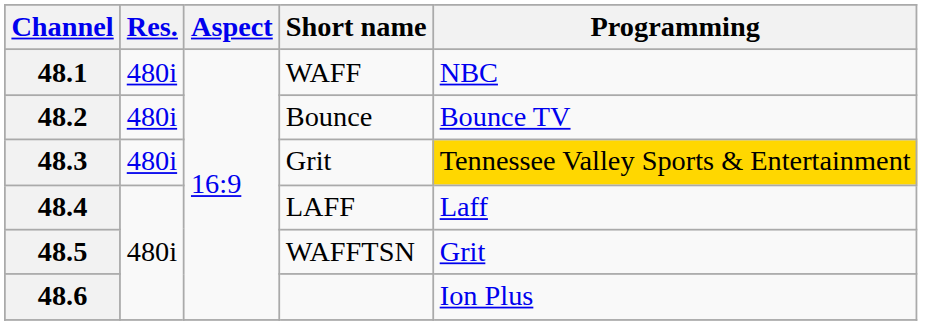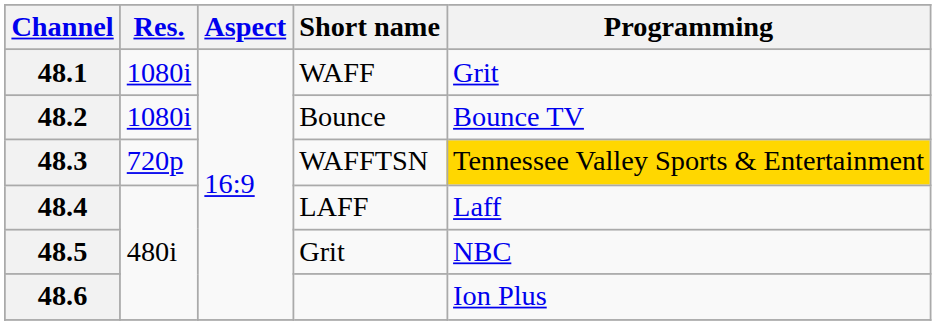(152, 71) 480i -> (159, 71) 1080i
(469, 71) NBC -> (476, 71) Grit
(152, 116) 480i -> (159, 116) 1080i
(152, 161) 480i -> (155, 161) 720p
(309, 161) Grit -> (364, 161) WAFFTSN
(350, 251) WAFFTSN -> (322, 251) Grit
(463, 251) Grit -> (482, 251) NBC
